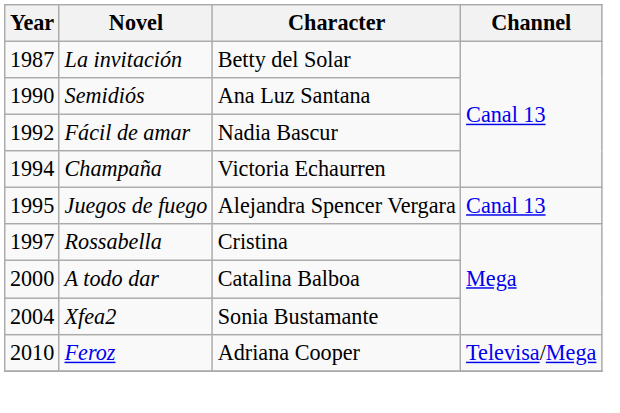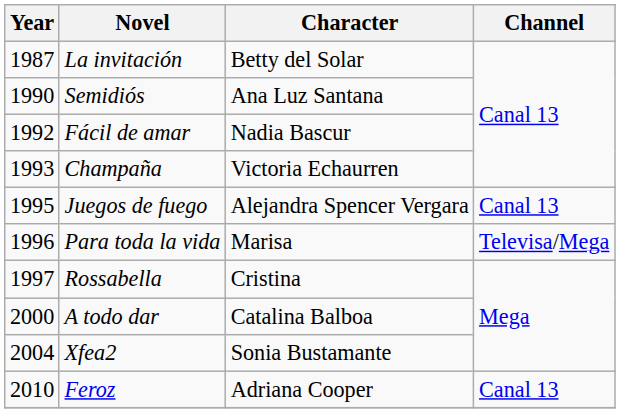(32, 169) 1994 -> (32, 169) 1993
+ row: (142, 242)
(531, 352) Televisa/Mega -> (519, 388) Canal 13
